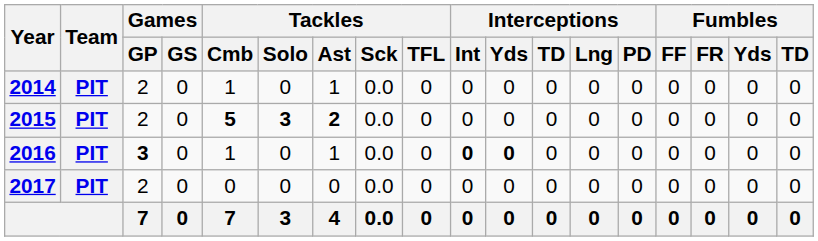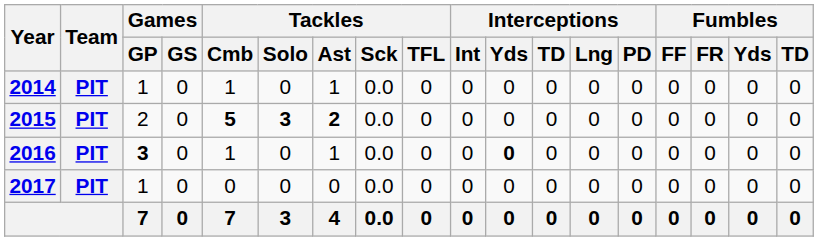(143, 86) 2 -> (143, 86) 1
(468, 152) bold -> (468, 152) normal
(143, 185) 2 -> (143, 185) 1
